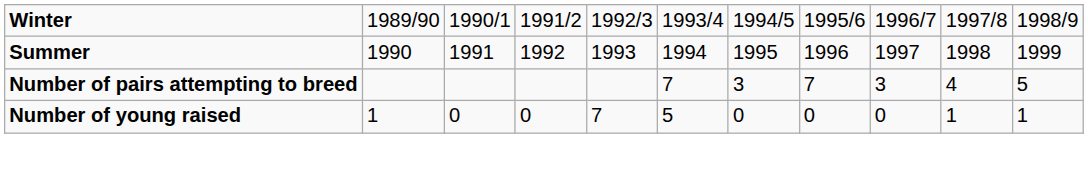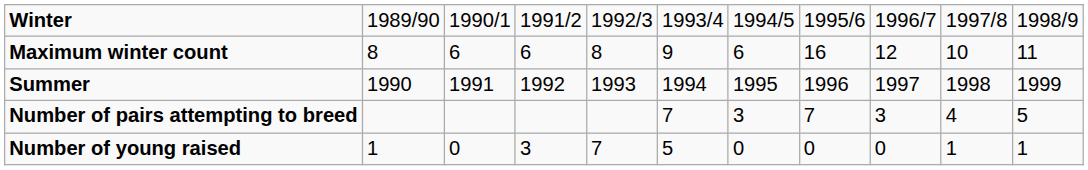+ row: (118, 52)
(526, 116) 0 -> (526, 148) 3
